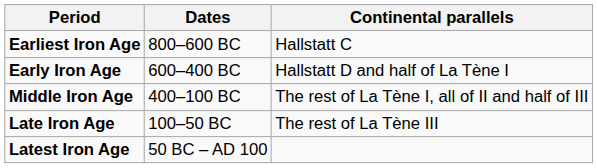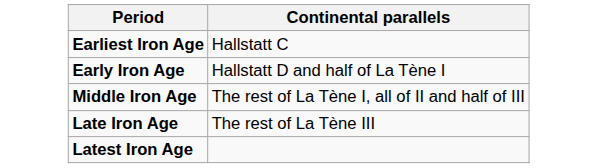- column: (208, 17)
